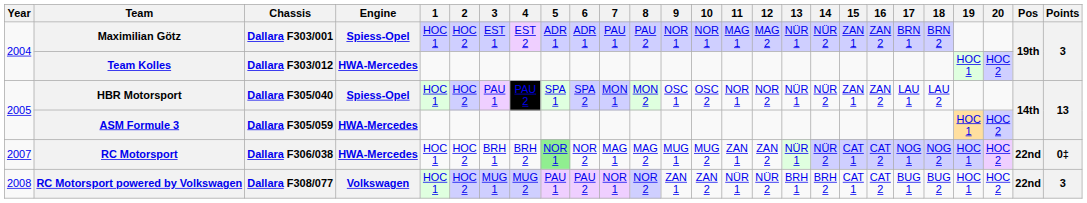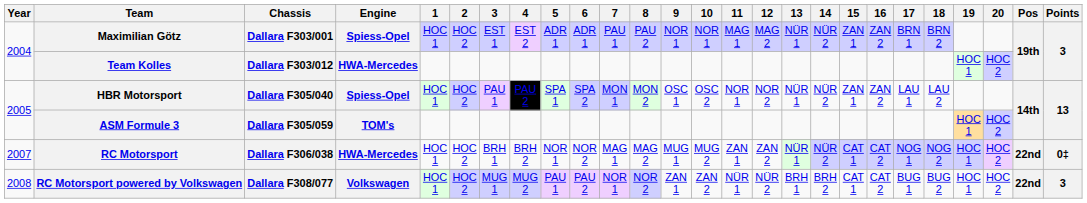(378, 125) HWA-Mercedes -> (378, 125) TOM's
(555, 155) lightgreen background -> (555, 155) no background
